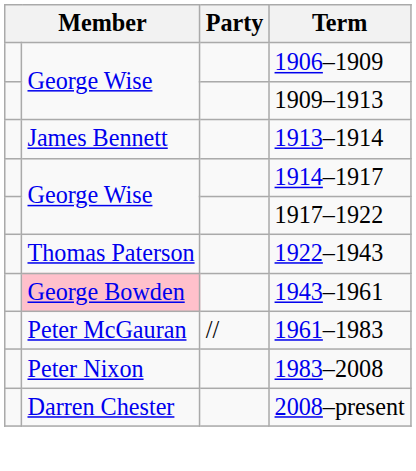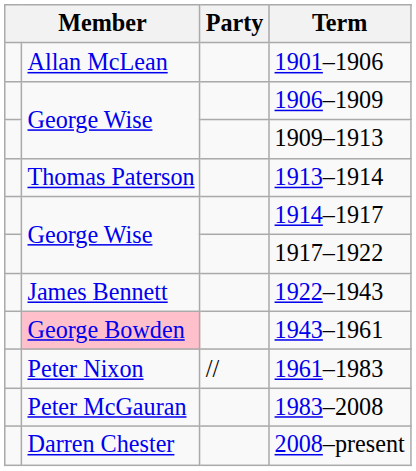+ row: (329, 61)
(98, 138) James Bennett -> (111, 176) Thomas Paterson
(111, 253) Thomas Paterson -> (98, 291) James Bennett
(107, 330) Peter McGauran -> (86, 368) Peter Nixon
(86, 368) Peter Nixon -> (107, 406) Peter McGauran
